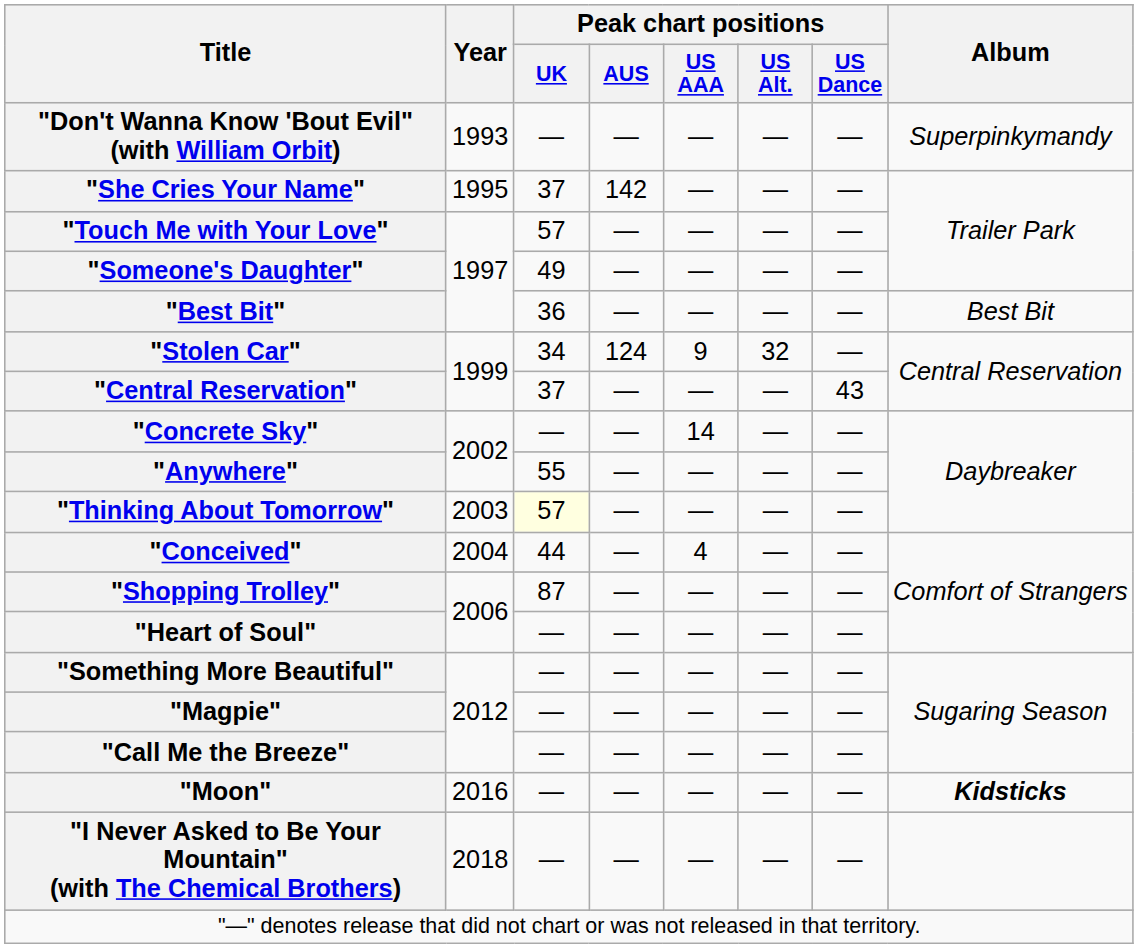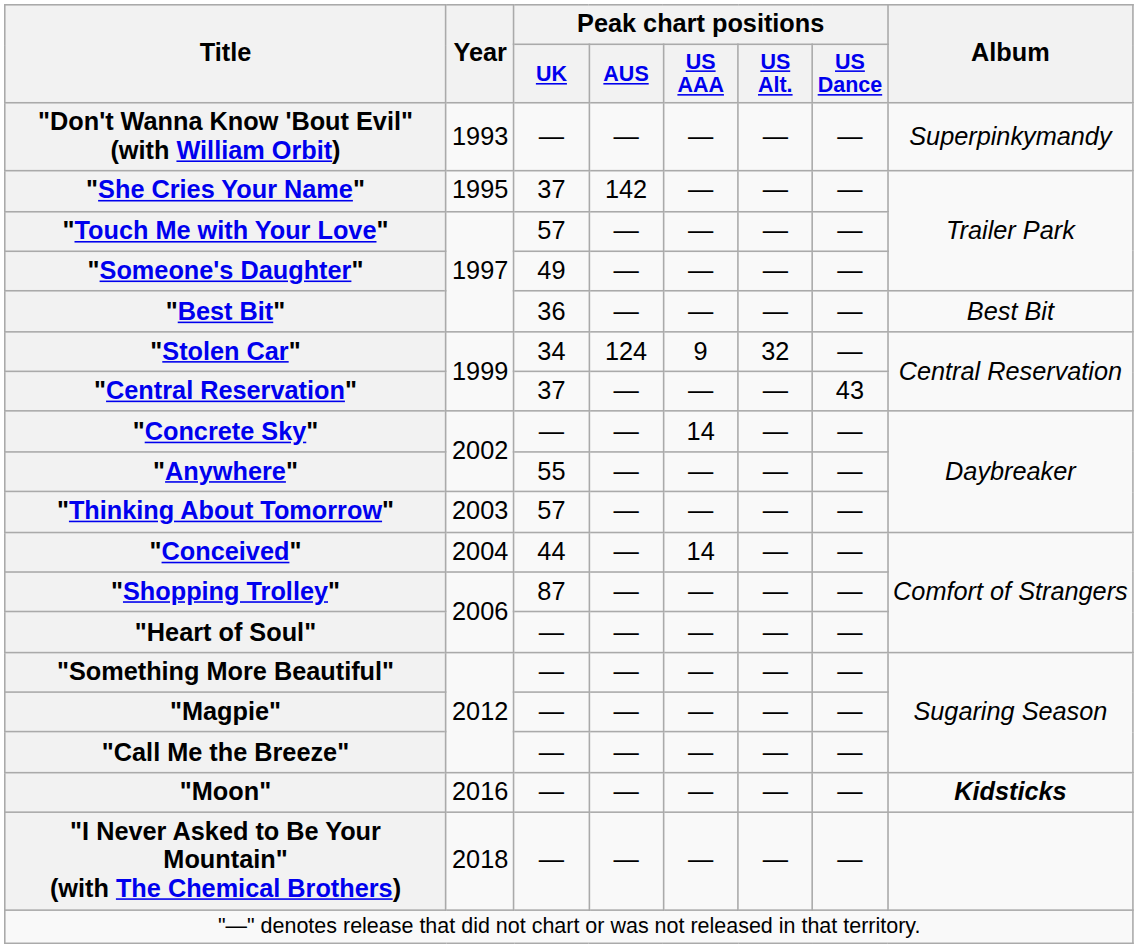(551, 511) lightyellow background -> (551, 511) no background
(701, 551) 4 -> (701, 551) 14
